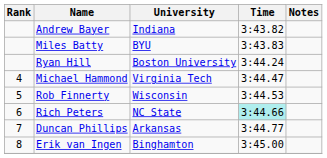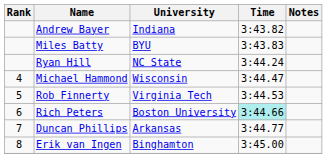(184, 62) Boston University -> (157, 62) NC State
(172, 79) Virginia Tech -> (160, 79) Wisconsin
(160, 95) Wisconsin -> (172, 95) Virginia Tech
(157, 112) NC State -> (184, 112) Boston University
